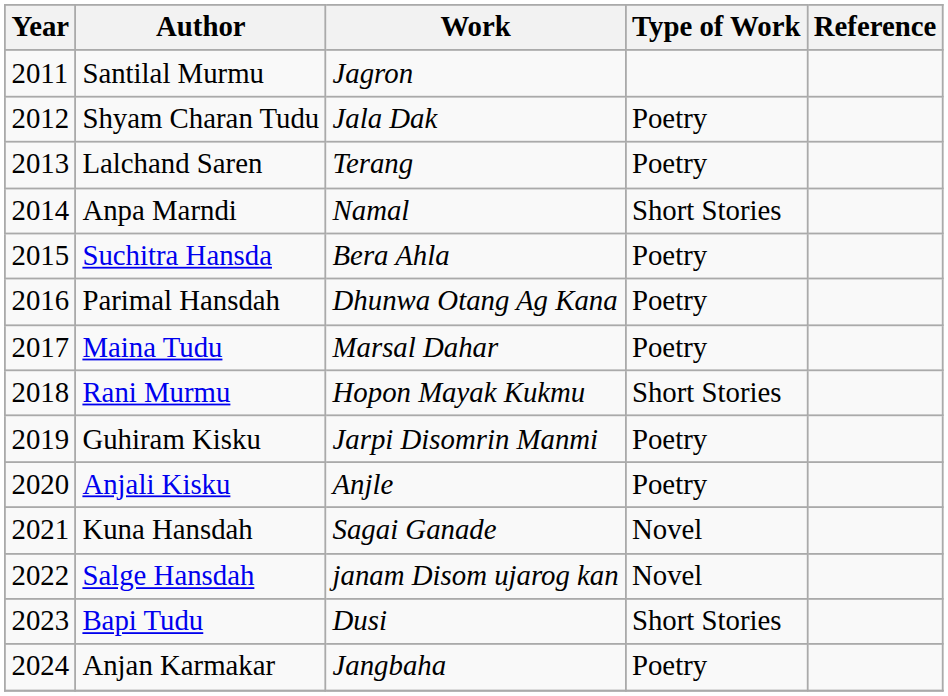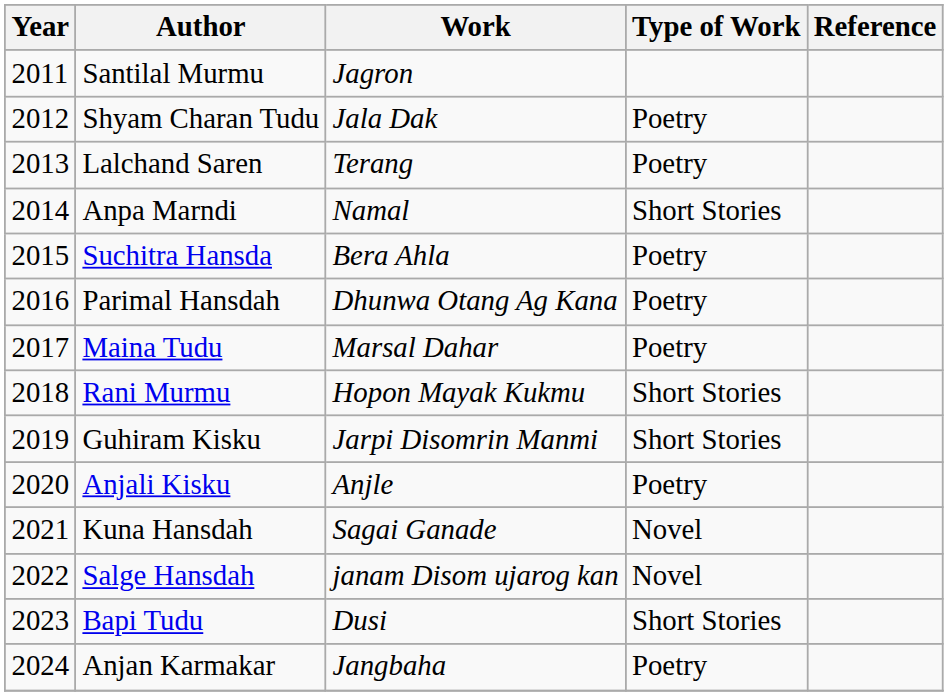(670, 438) Poetry -> (707, 438) Short Stories
